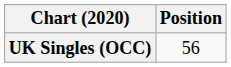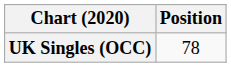(191, 47) 56 -> (191, 47) 78
